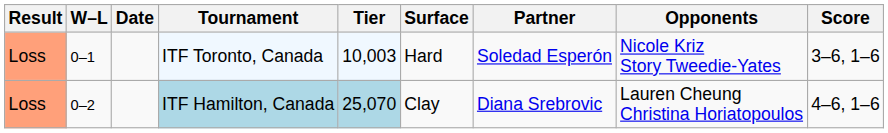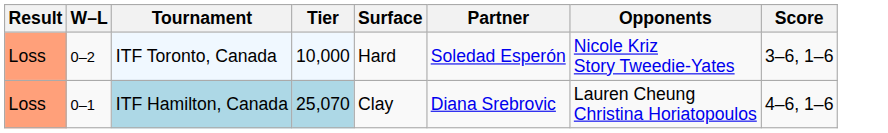- column: (135, 18)
(83, 57) 0–1 -> (83, 57) 0–2
(369, 56) 10,003 -> (323, 56) 10,000
(83, 105) 0–2 -> (83, 105) 0–1
